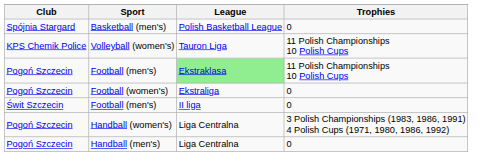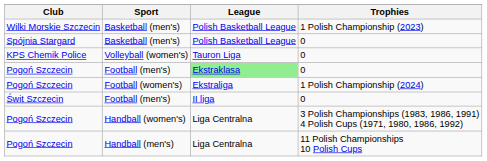+ row: (53, 27)
(338, 46) 11 Polish Championships 10 Polish Cups -> (303, 56) 0
(338, 71) 11 Polish Championships 10 Polish Cups -> (303, 70) 0
(289, 91) 0 -> (362, 85) 1 Polish Championship (2024)
(289, 145) 0 -> (352, 144) 11 Polish Championships 10 Polish Cups
